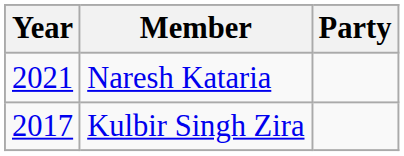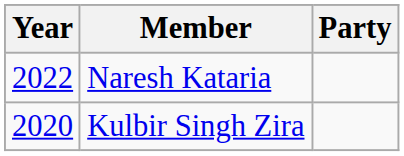(43, 77) 2021 -> (43, 77) 2022
(43, 125) 2017 -> (43, 125) 2020
